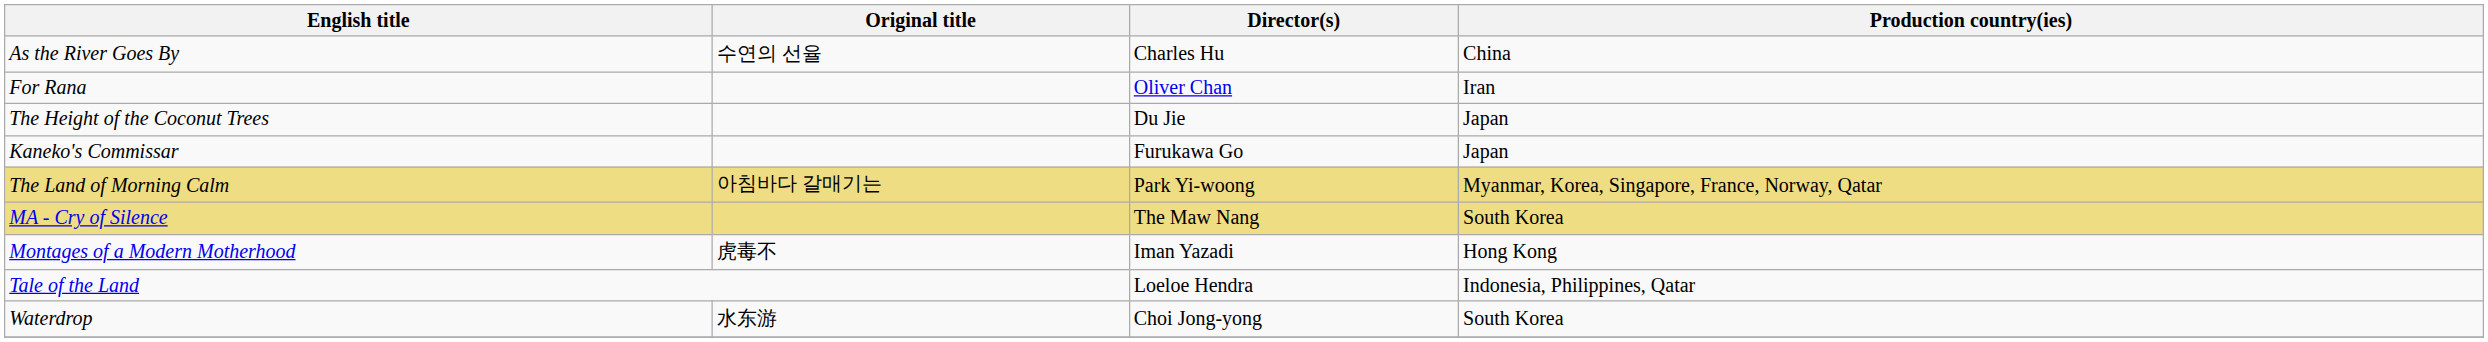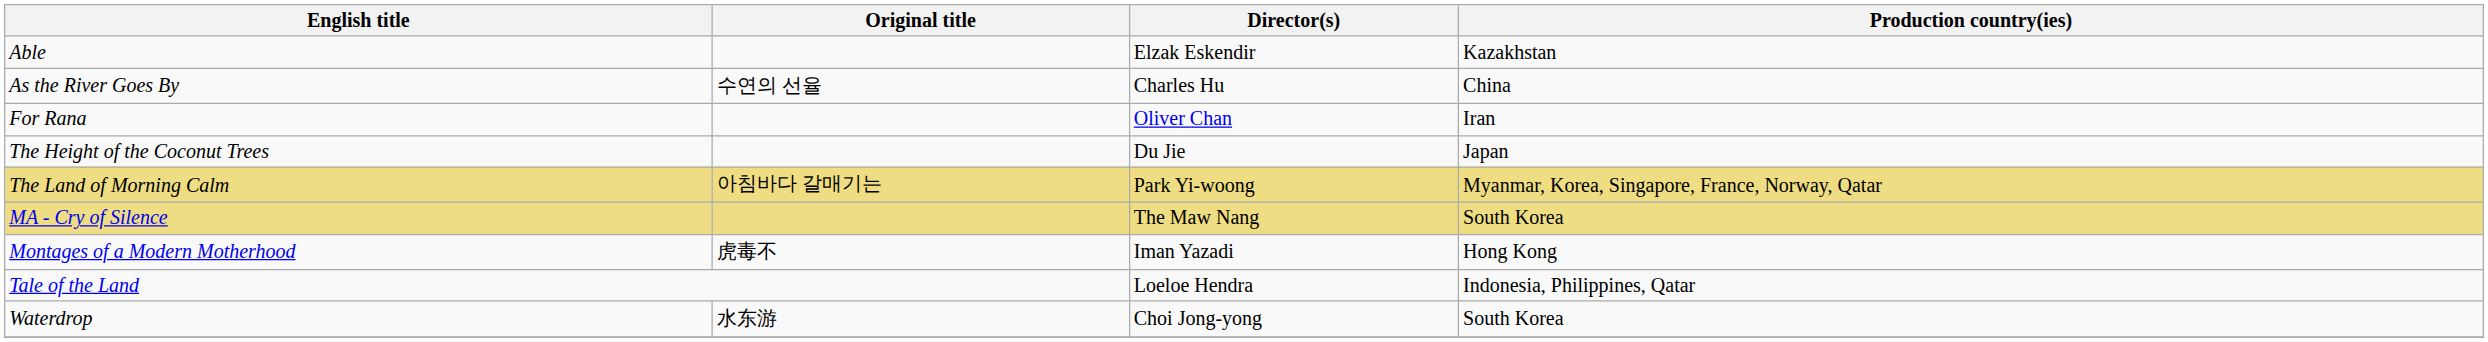+ row: (28, 52)
- row: (94, 150)
